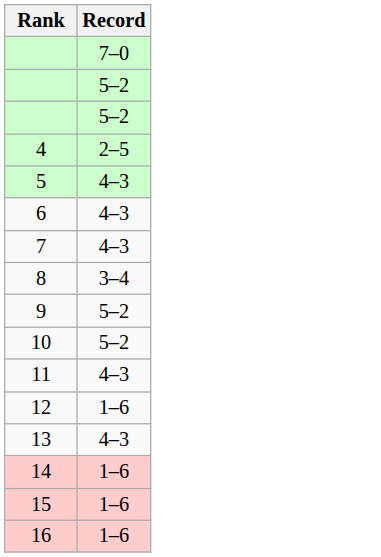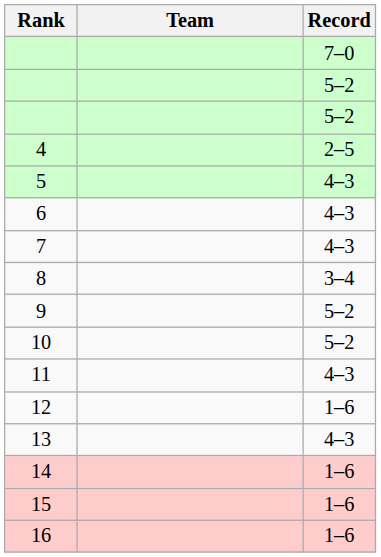+ column: (190, 20)
